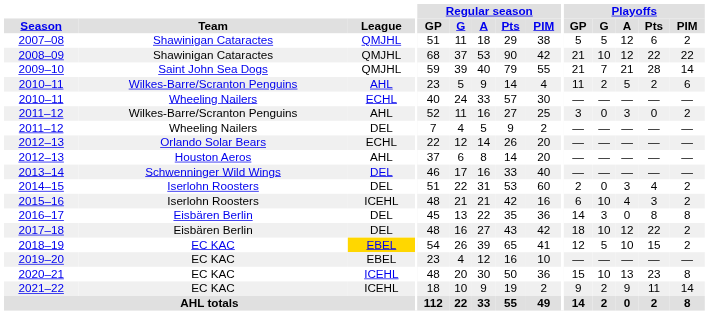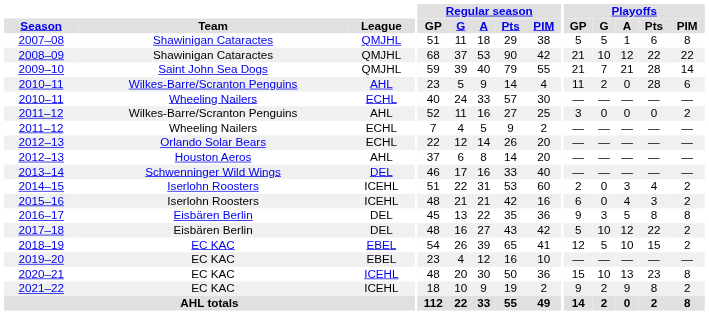(627, 40) 12 -> (627, 40) 1
(687, 40) 2 -> (687, 40) 8
(627, 84) 5 -> (627, 84) 0
(654, 84) 2 -> (654, 84) 28
(627, 113) 3 -> (627, 113) 0
(381, 128) DEL -> (381, 128) ECHL
(381, 186) DEL -> (381, 186) ICEHL
(604, 201) 10 -> (604, 201) 0
(578, 215) 14 -> (578, 215) 9
(627, 215) 0 -> (627, 215) 5
(578, 230) 18 -> (578, 230) 5
(381, 245) gold background -> (381, 245) no background
(654, 288) 11 -> (654, 288) 8
(687, 288) 14 -> (687, 288) 2
